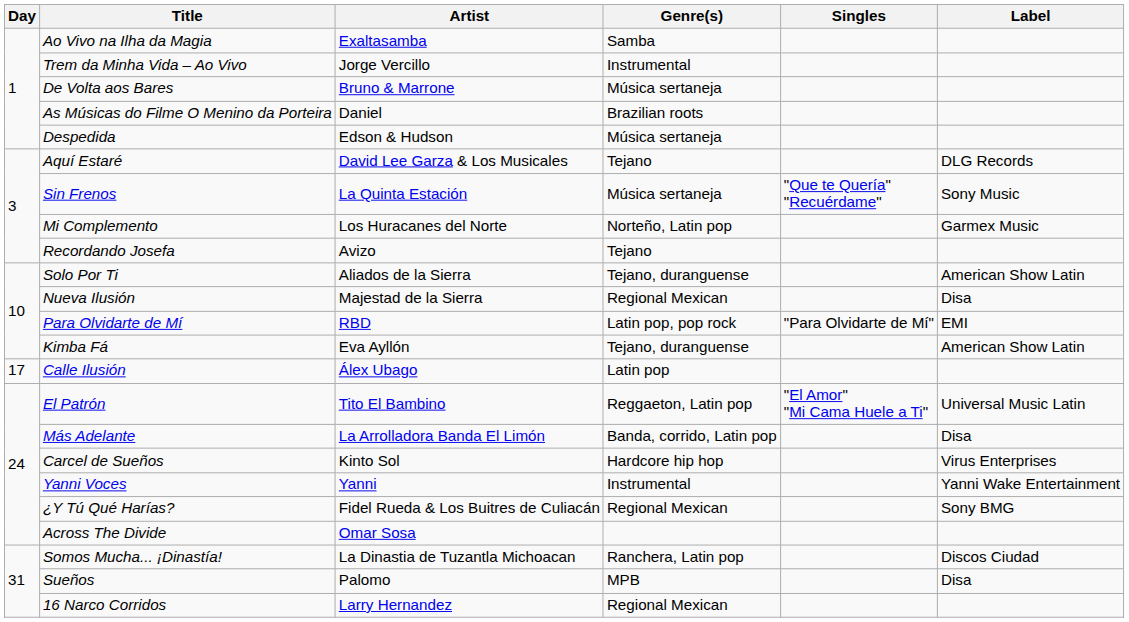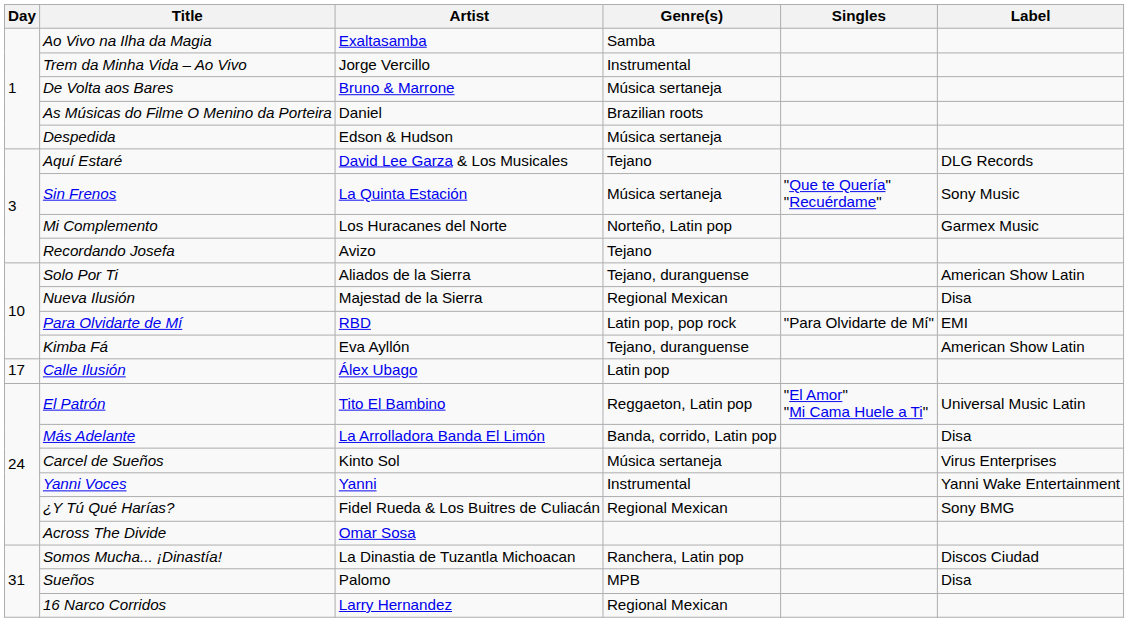(665, 460) Hardcore hip hop -> (664, 460) Música sertaneja
